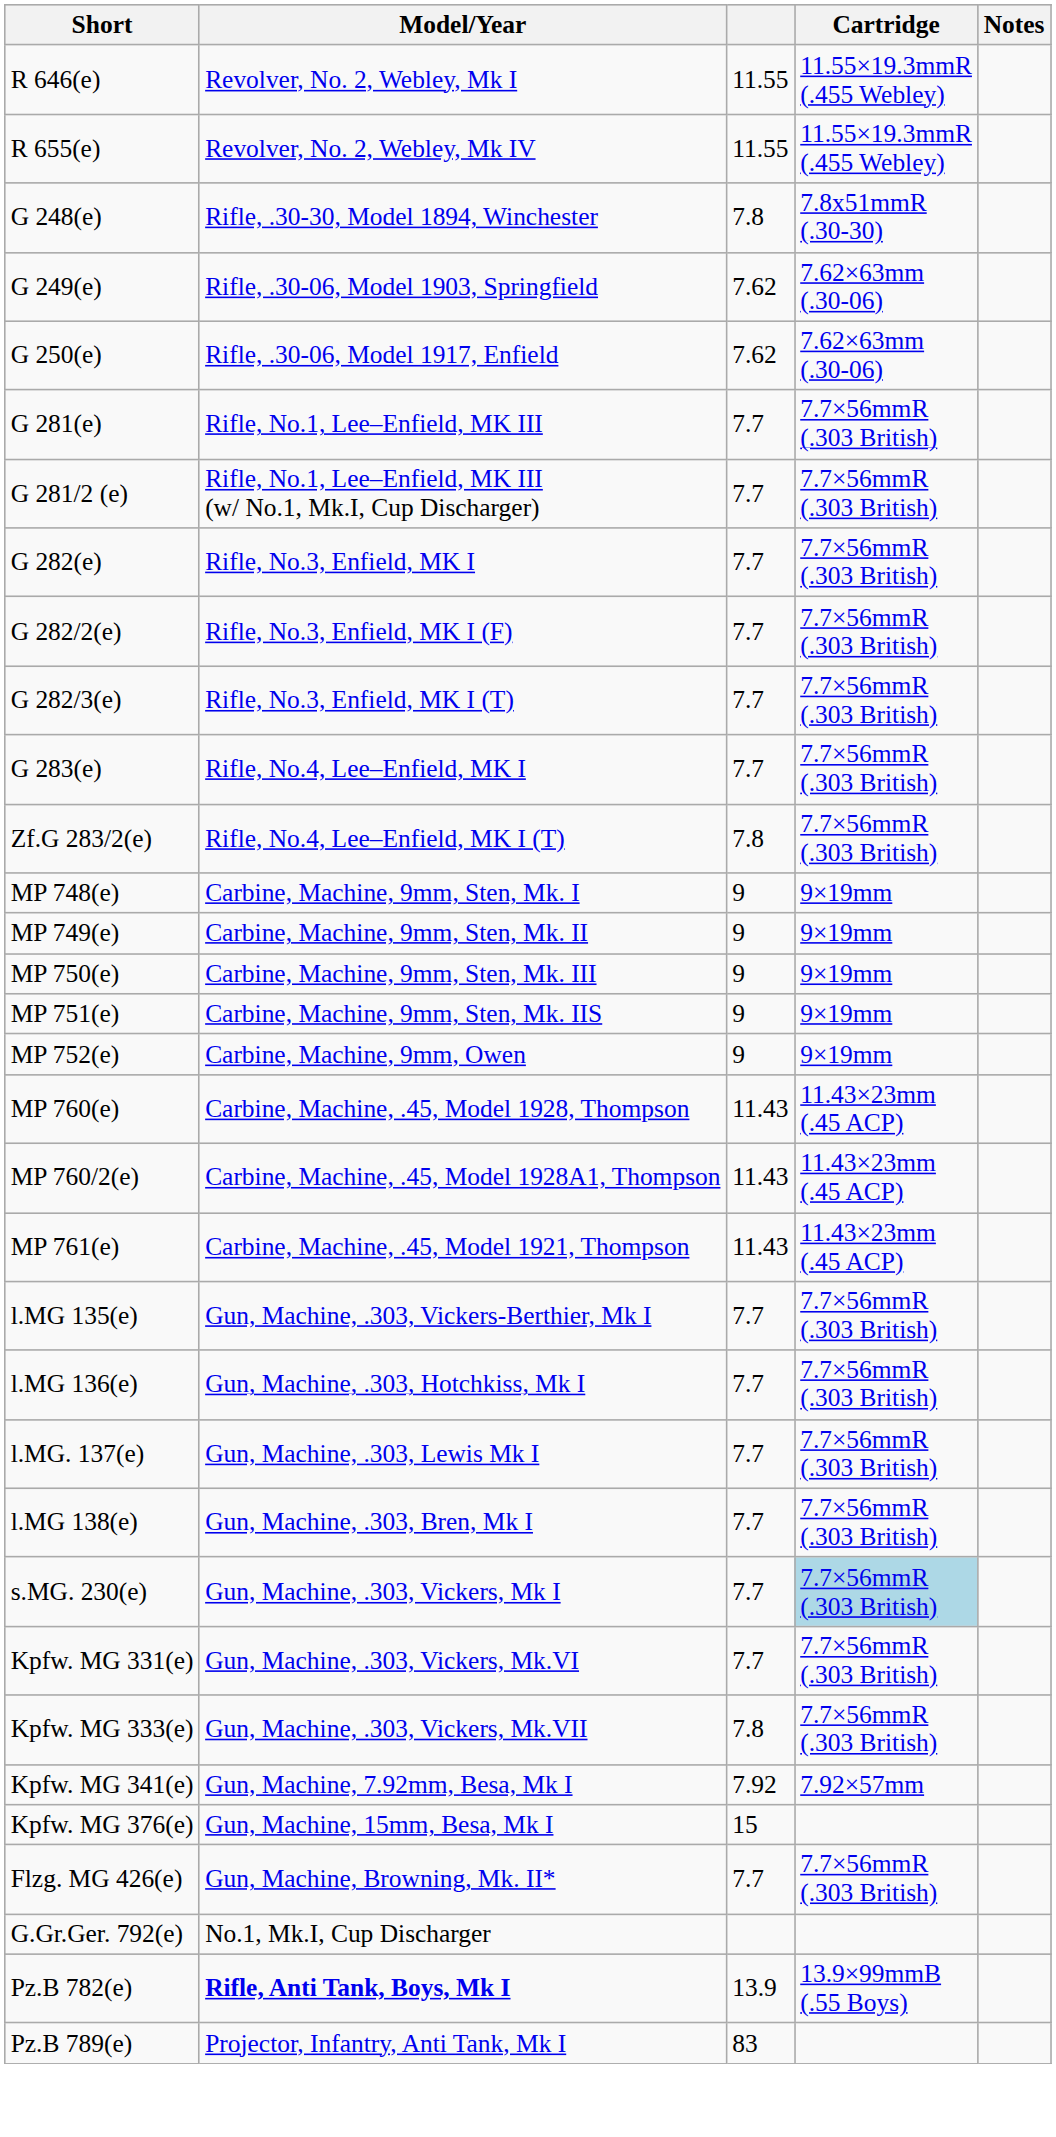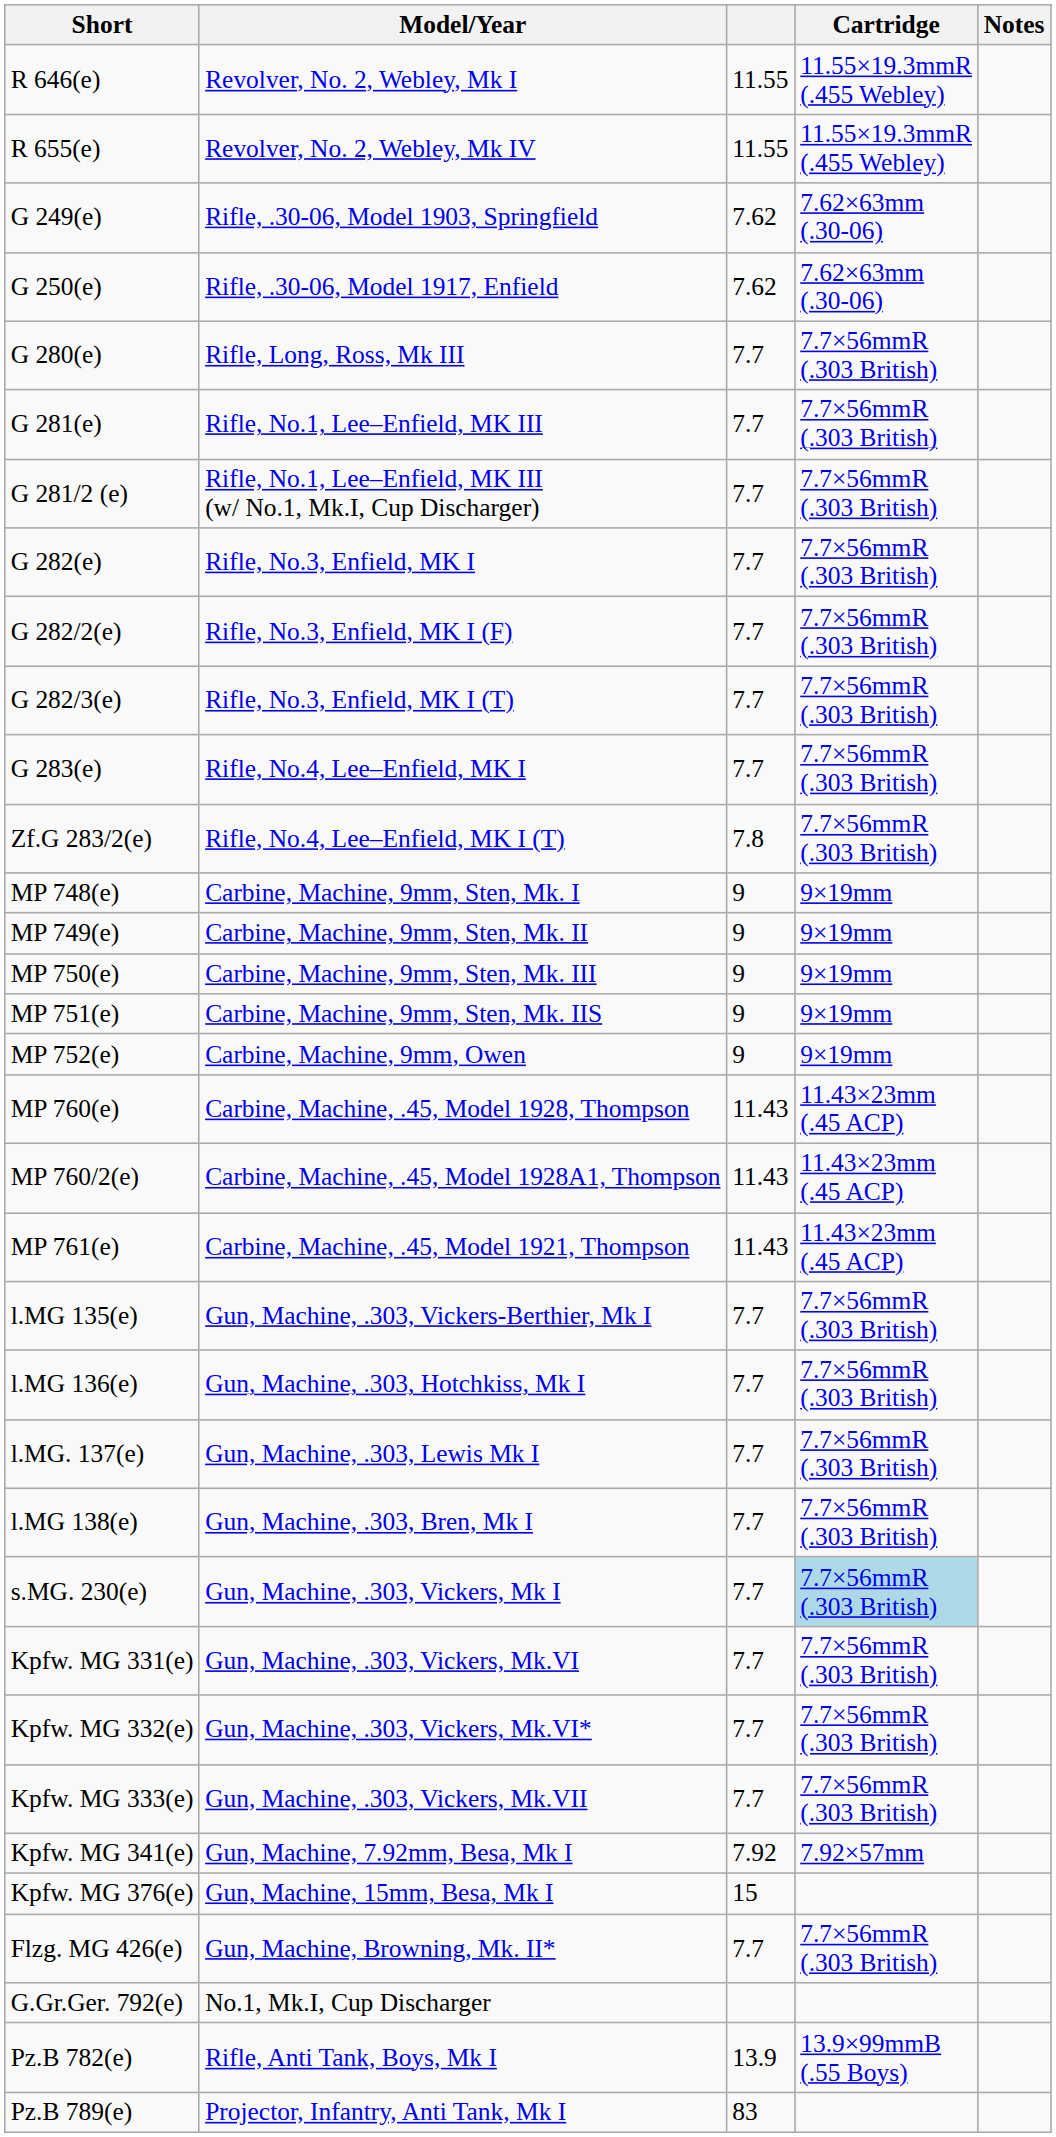- row: (56, 217)
+ row: (56, 355)
+ row: (102, 1729)
(748, 1729) 7.8 -> (748, 1798) 7.7
(358, 1988) bold -> (351, 2057) normal
